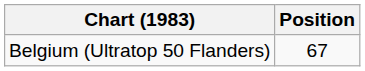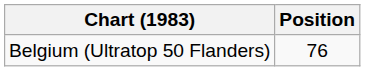(317, 50) 67 -> (317, 50) 76
